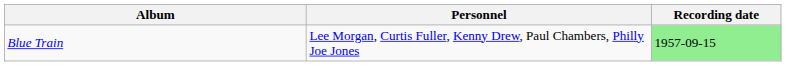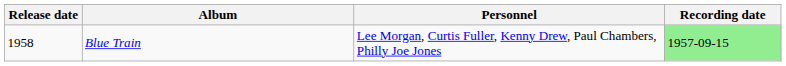+ column: (43, 14)
